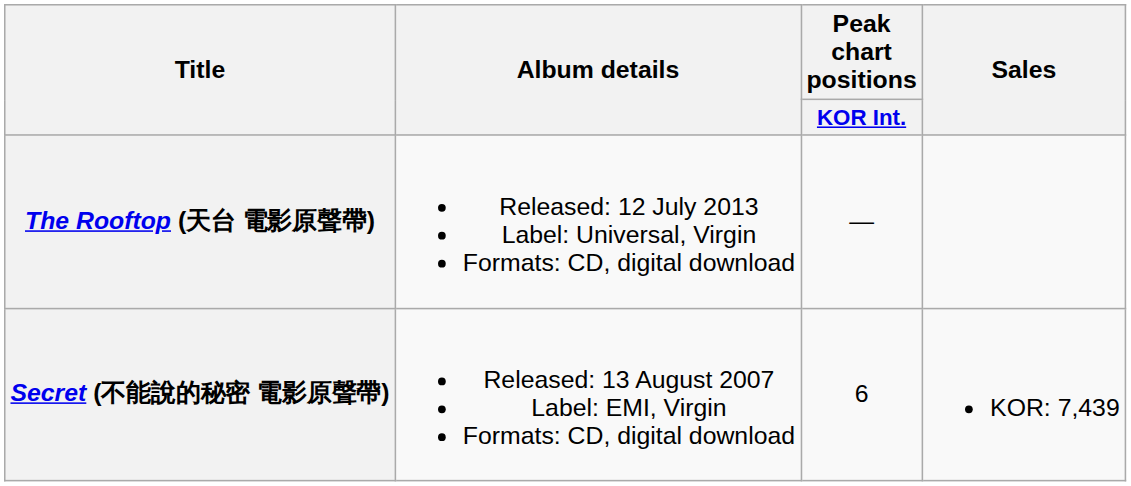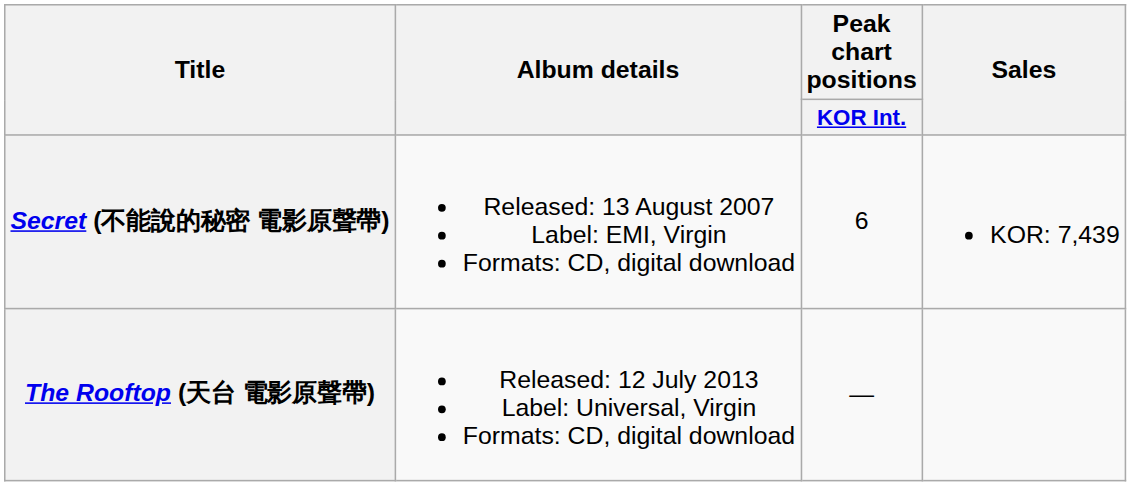rows swapped: (200, 393) <-> (200, 220)
